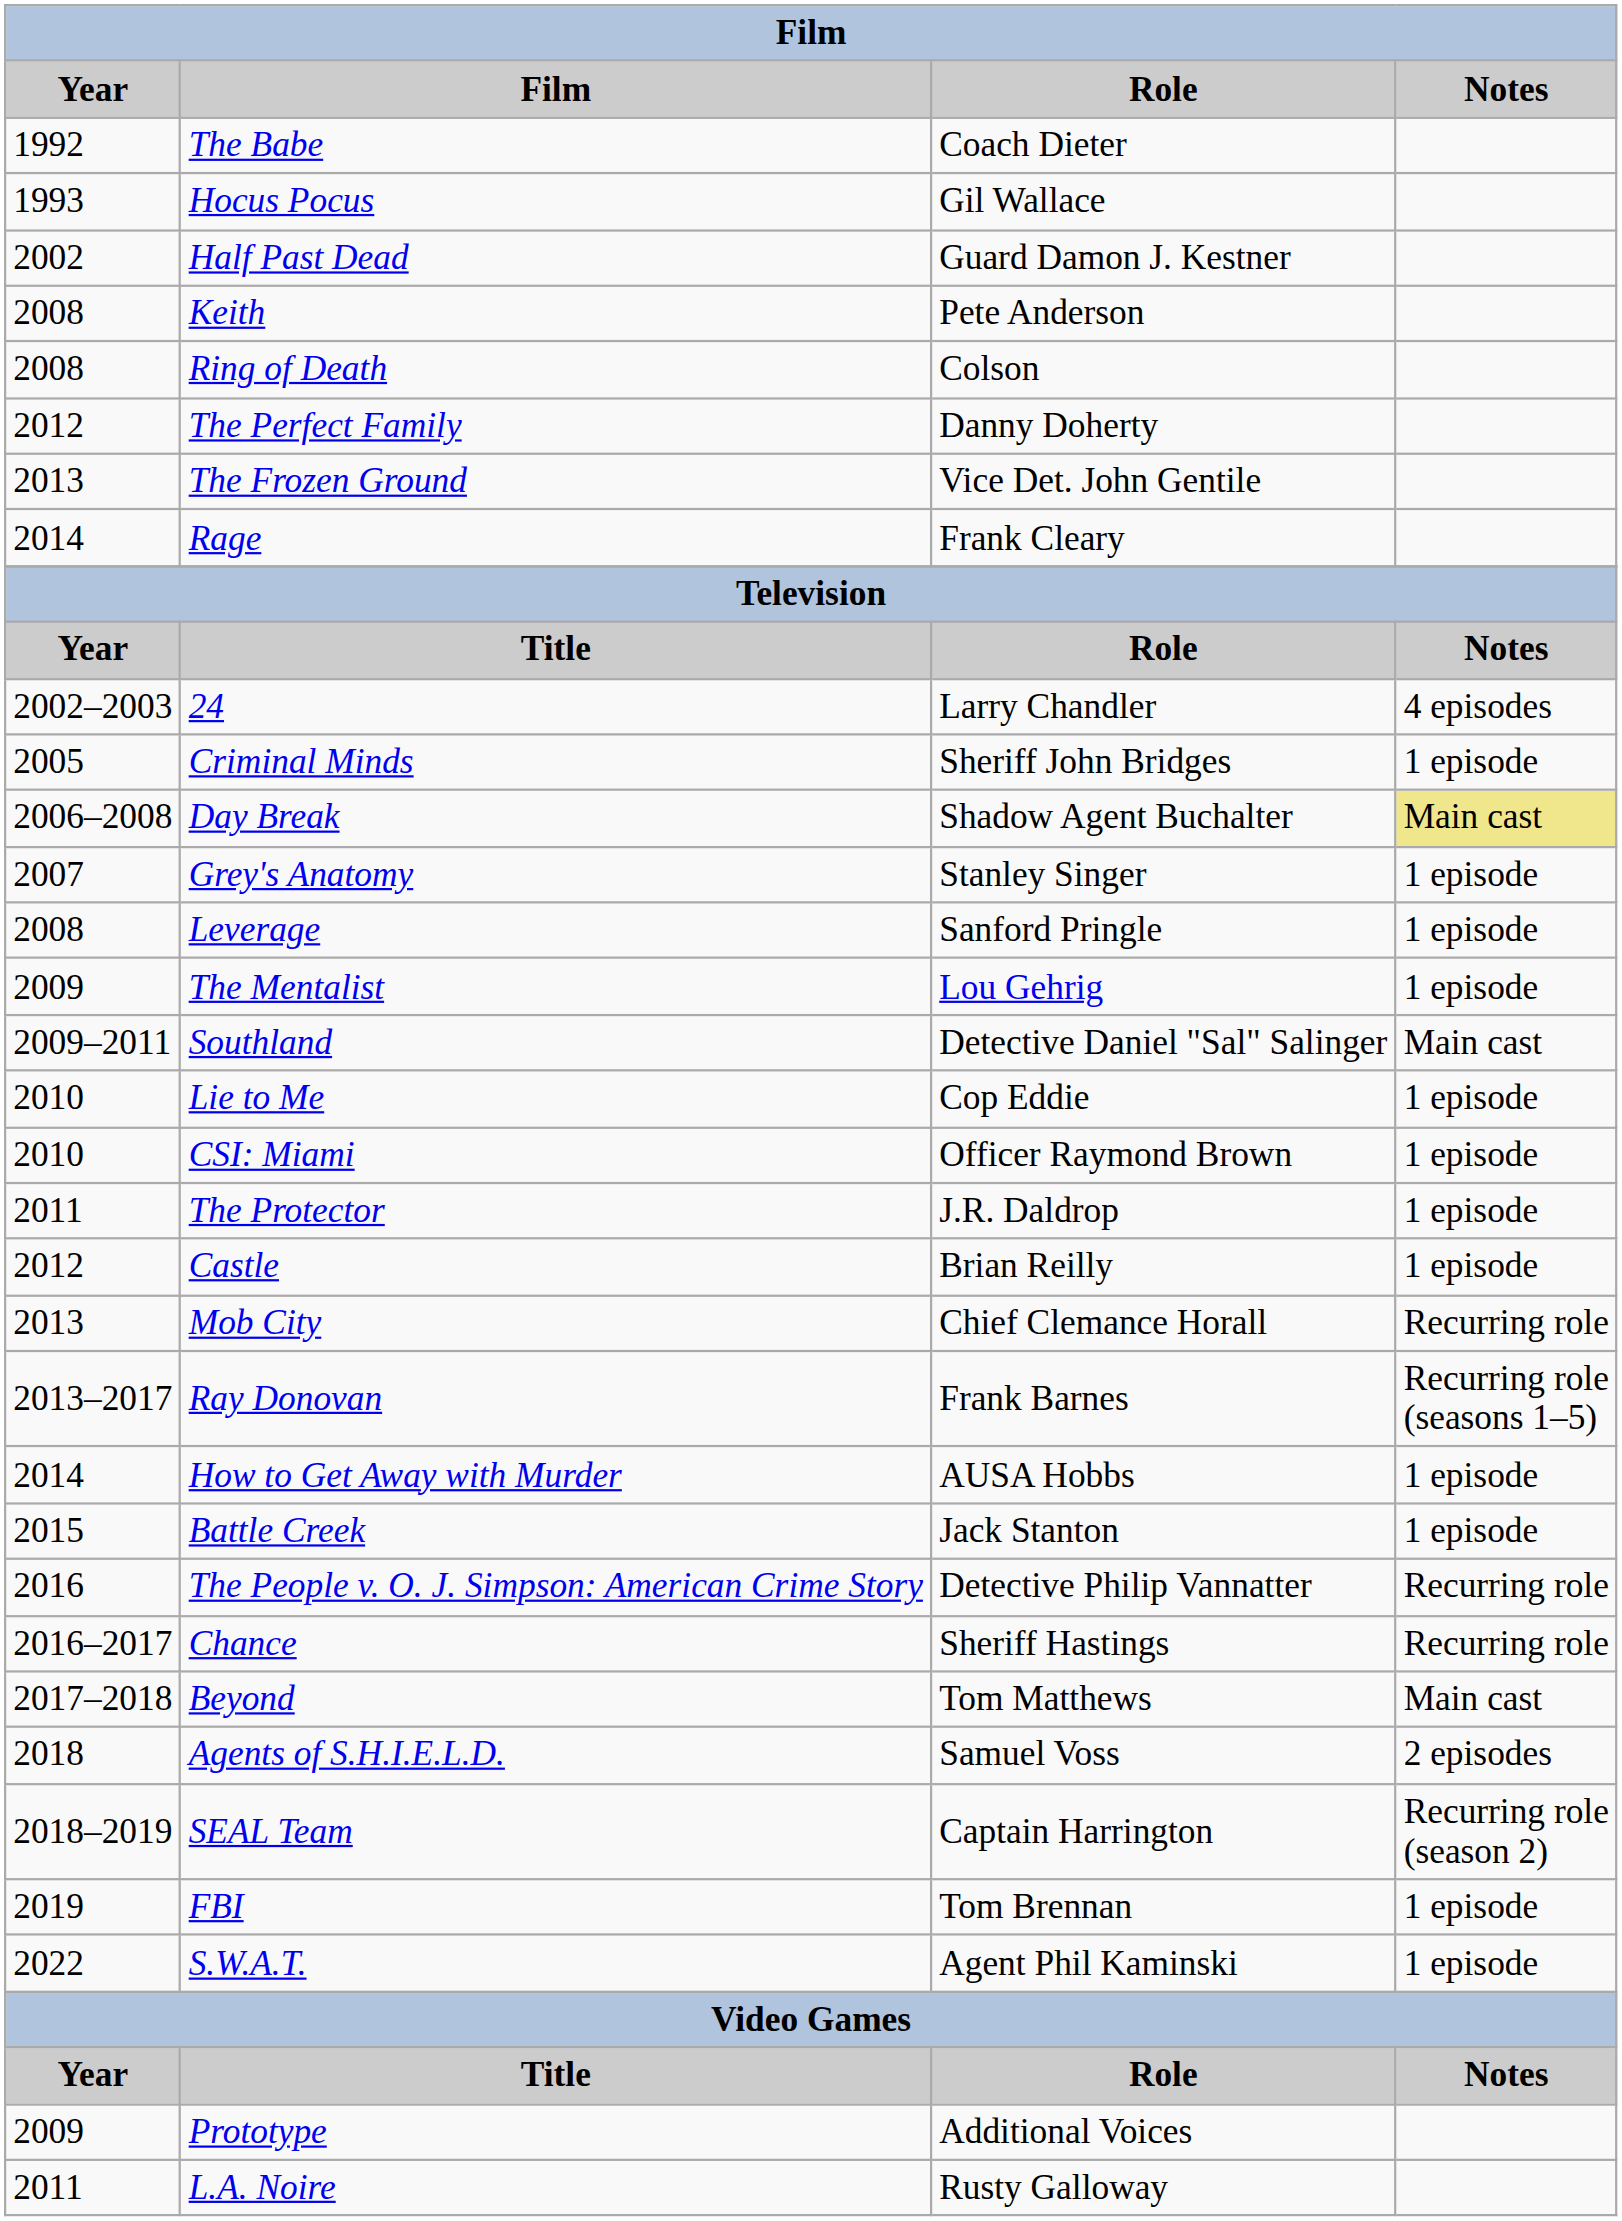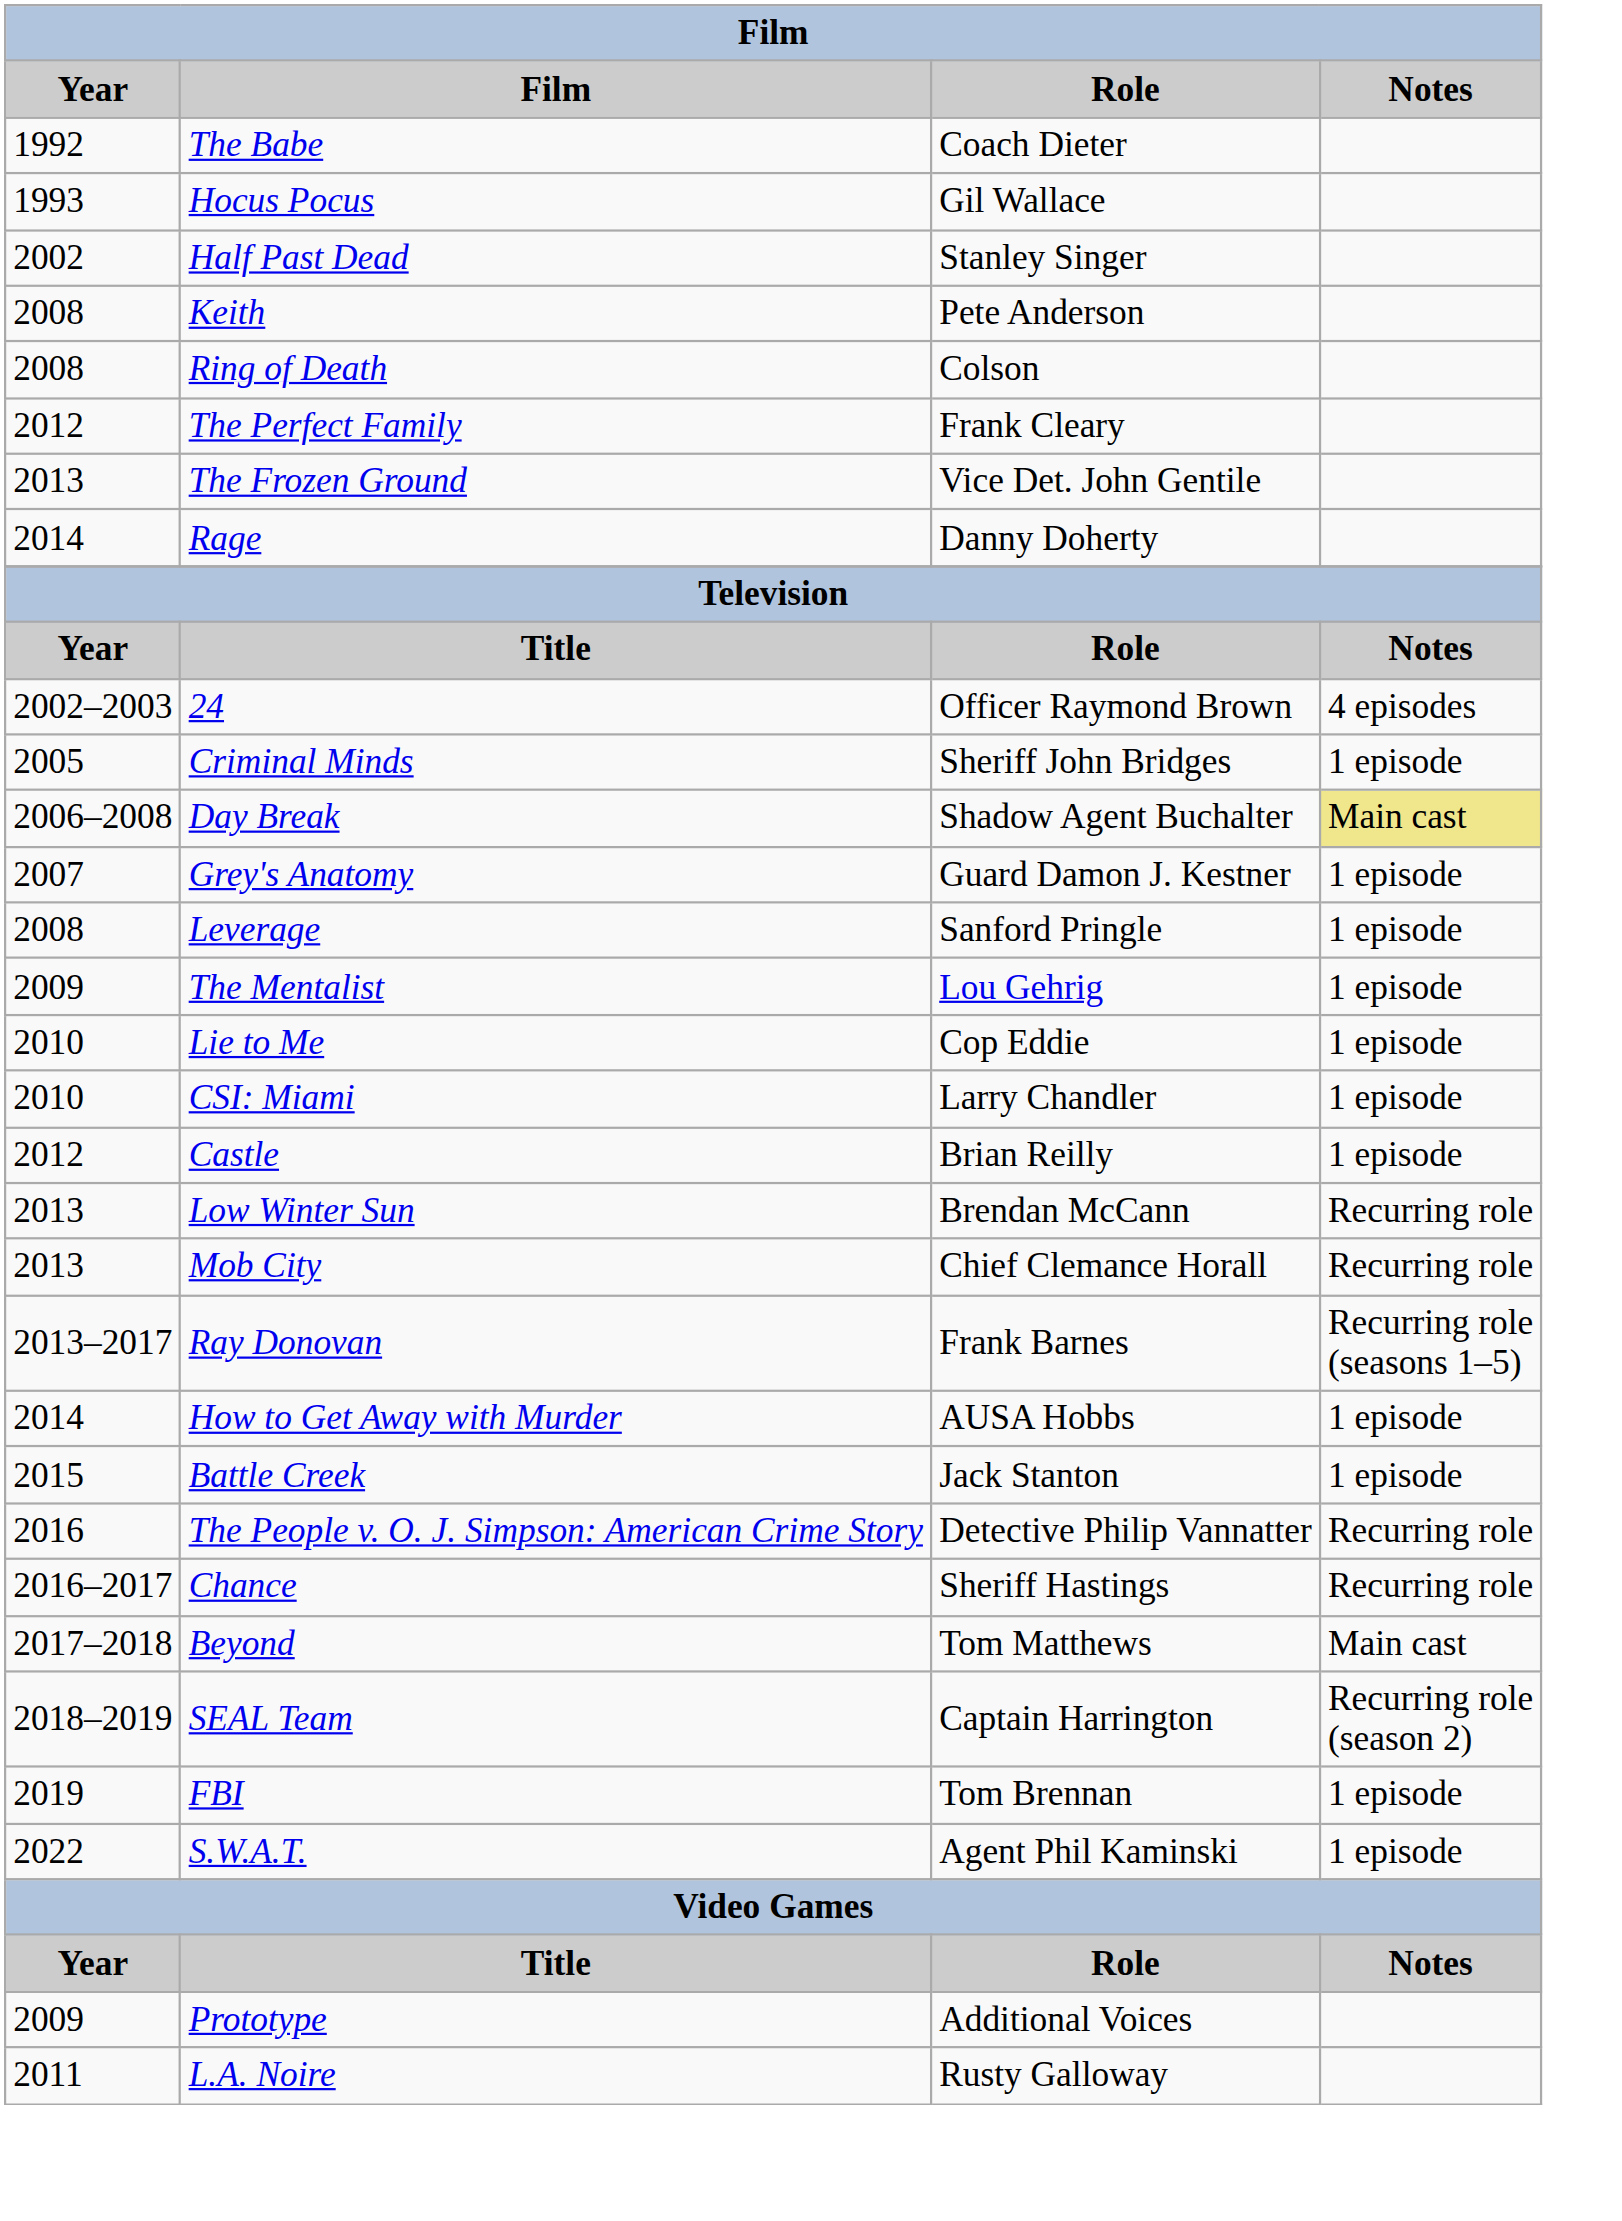(1115, 256) Guard Damon J. Kestner -> (1043, 256) Stanley Singer
(1049, 425) Danny Doherty -> (1032, 425) Frank Cleary
(1032, 537) Frank Cleary -> (1049, 537) Danny Doherty
(1048, 705) Larry Chandler -> (1116, 705) Officer Raymond Brown
(1043, 873) Stanley Singer -> (1115, 873) Guard Damon J. Kestner
- row: (260, 1041)
(1116, 1154) Officer Raymond Brown -> (1048, 1098) Larry Chandler
- row: (287, 1210)
+ row: (302, 1210)
- row: (347, 1754)
